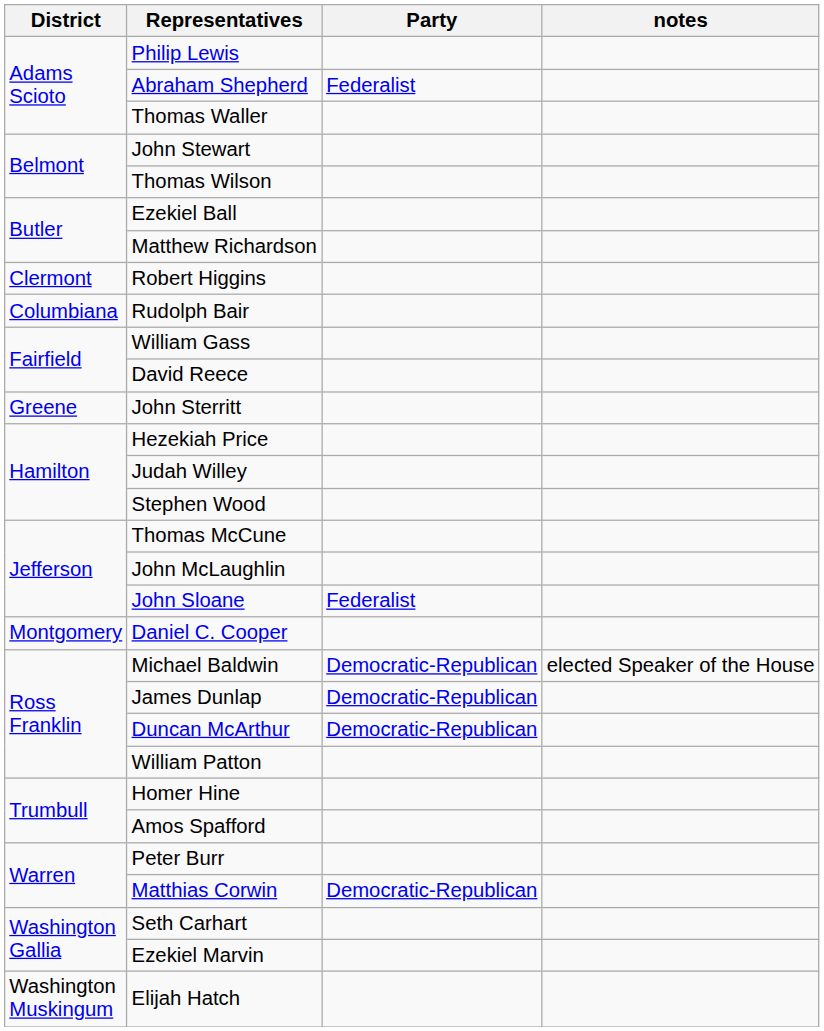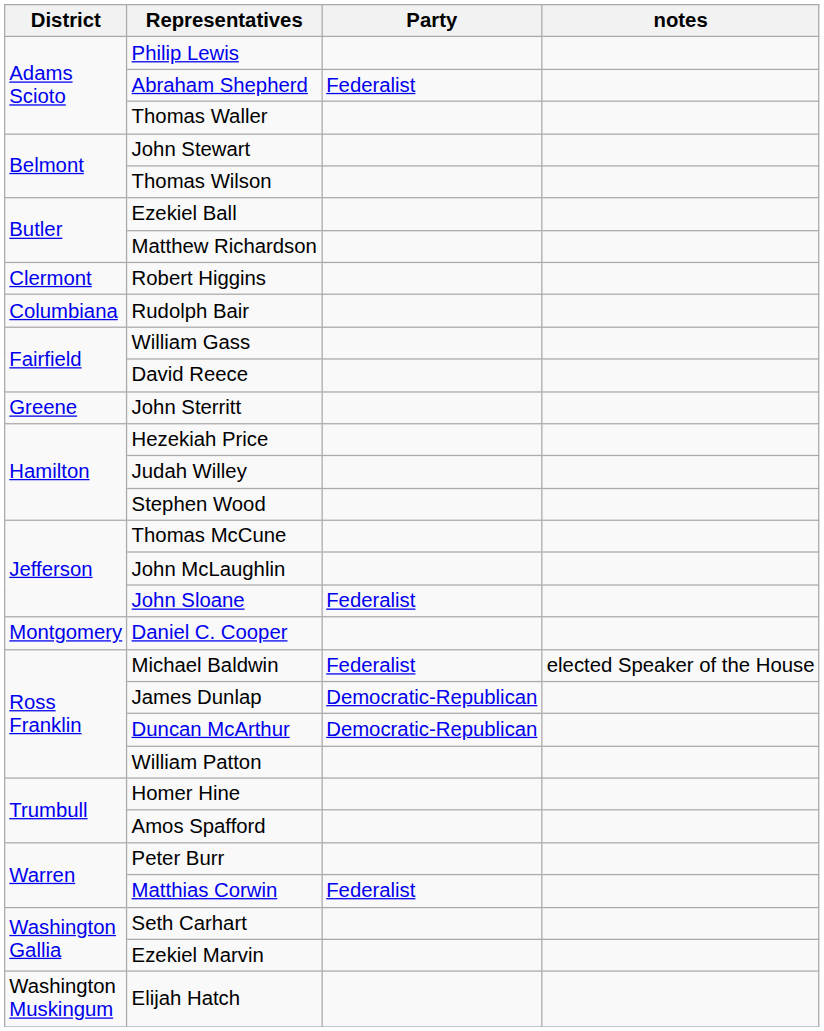(432, 665) Democratic-Republican -> (371, 665) Federalist
(432, 890) Democratic-Republican -> (371, 890) Federalist
